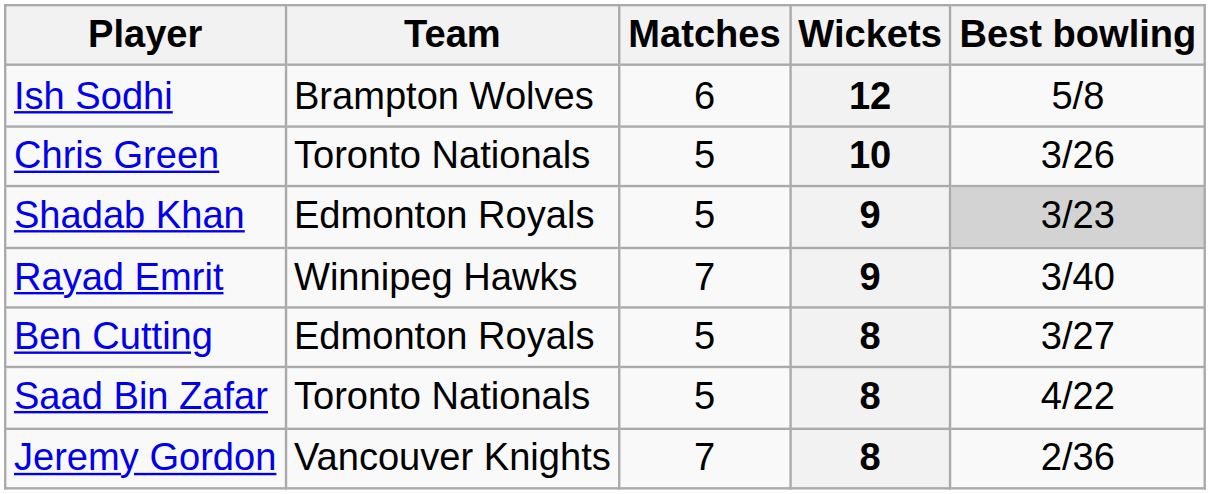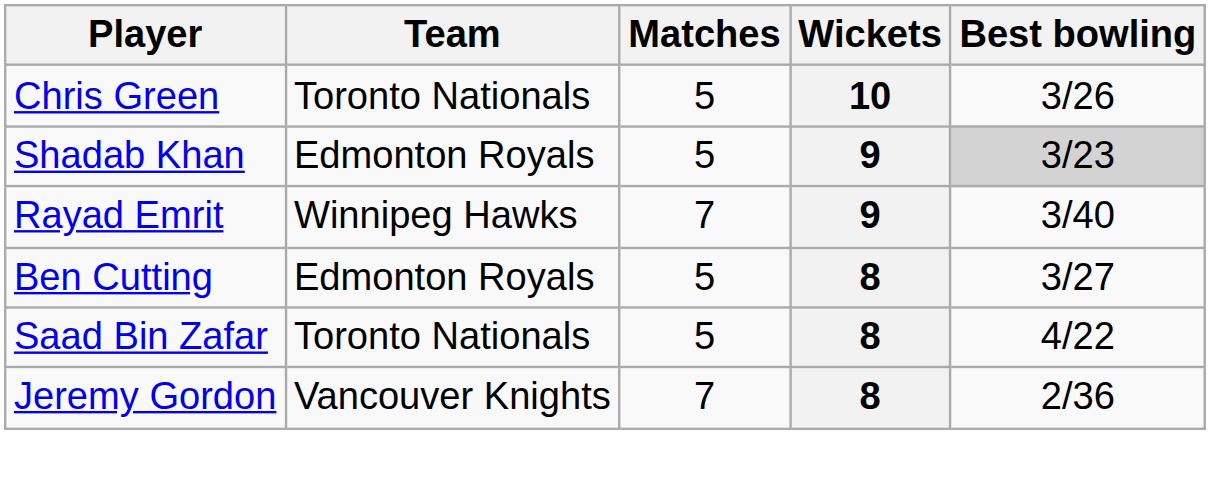- row: (93, 95)
